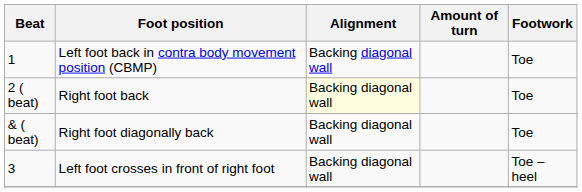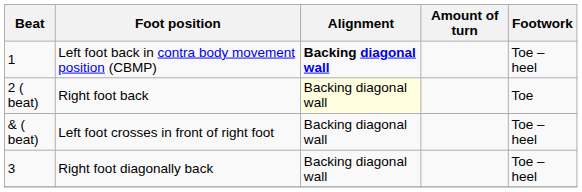(361, 59) normal -> (360, 59) bold
(522, 59) Toe -> (528, 59) Toe – heel
(136, 132) Right foot diagonally back -> (166, 132) Left foot crosses in front of right foot
(522, 132) Toe -> (528, 132) Toe – heel
(167, 169) Left foot crosses in front of right foot -> (136, 169) Right foot diagonally back
